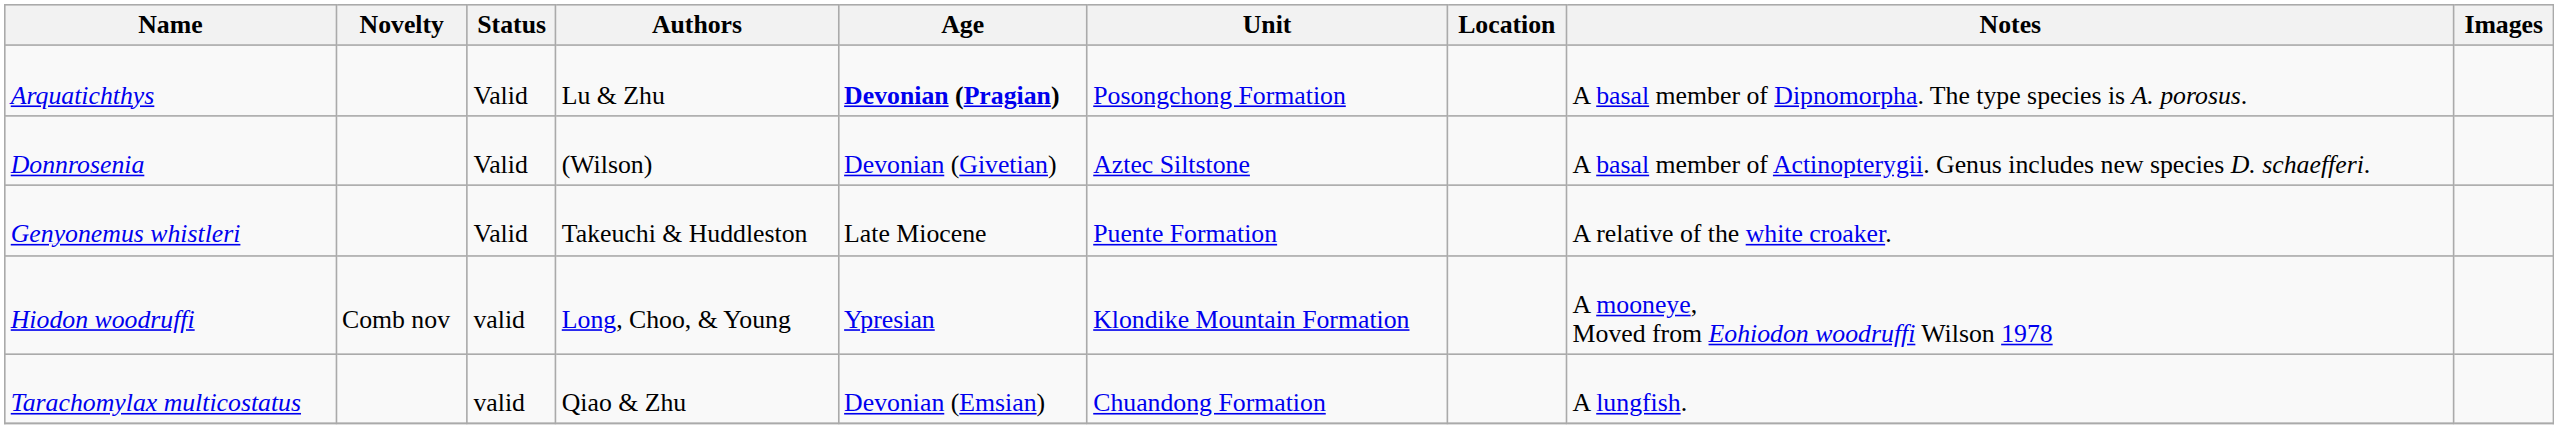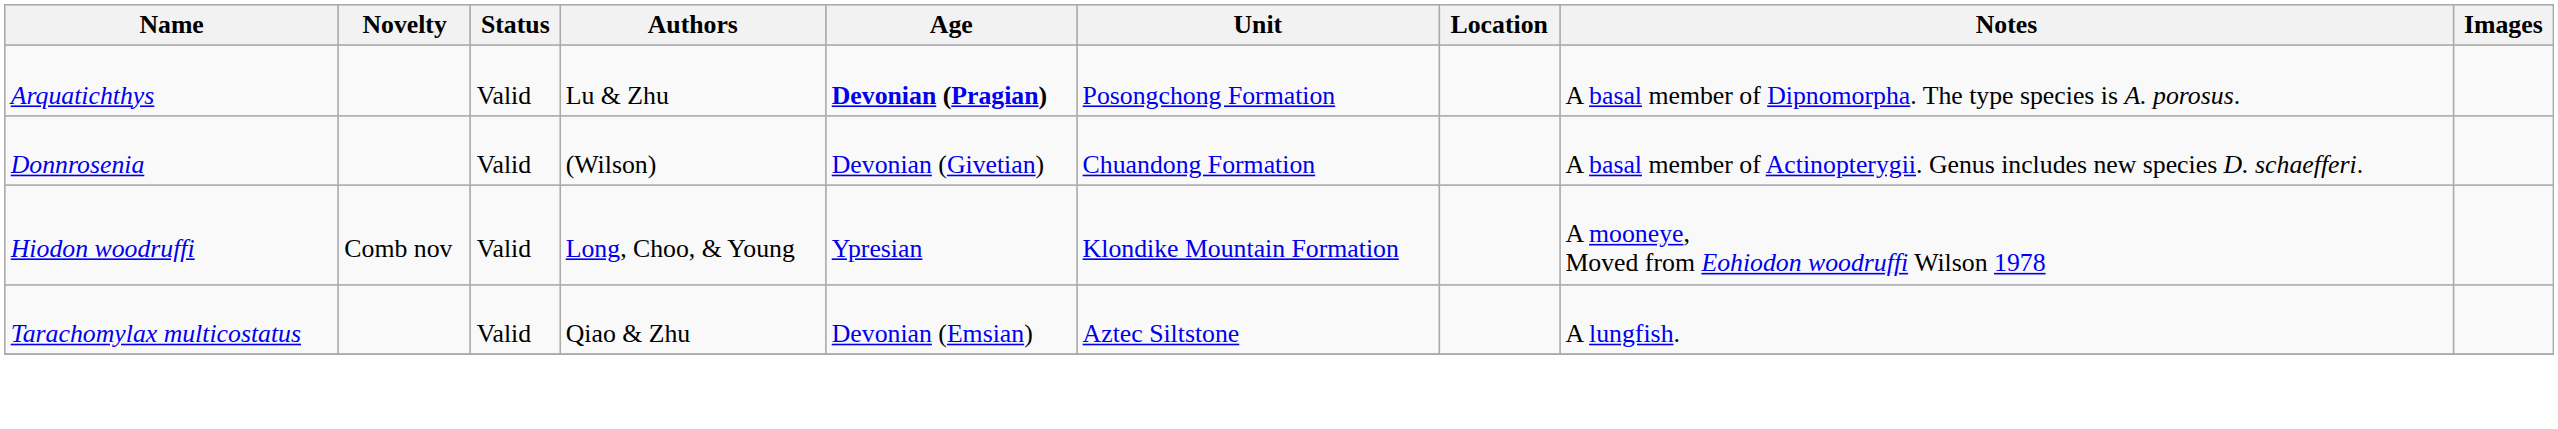(1172, 164) Aztec Siltstone -> (1199, 164) Chuandong Formation
- row: (126, 234)
(499, 318) valid -> (504, 248) Valid
(499, 403) valid -> (504, 333) Valid
(1209, 403) Chuandong Formation -> (1161, 333) Aztec Siltstone
